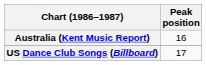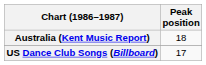(181, 38) 16 -> (181, 38) 18
